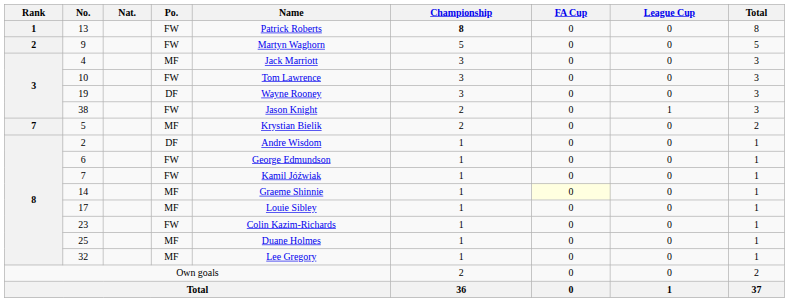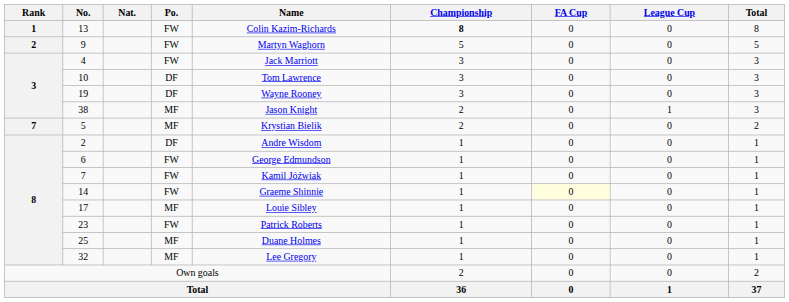(291, 29) Patrick Roberts -> (291, 29) Colin Kazim-Richards
(171, 61) MF -> (171, 61) FW
(171, 77) FW -> (171, 77) DF
(171, 110) FW -> (171, 110) MF
(171, 192) MF -> (171, 192) FW
(291, 224) Colin Kazim-Richards -> (291, 224) Patrick Roberts
